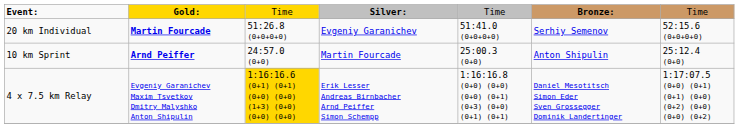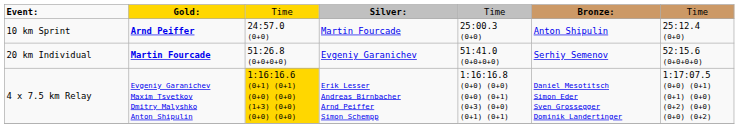rows swapped: (38, 56) <-> (49, 31)
